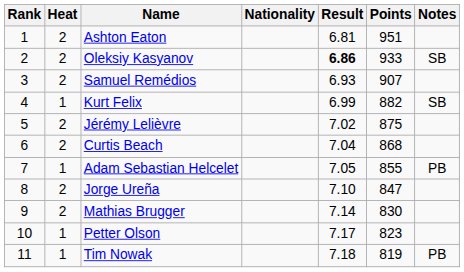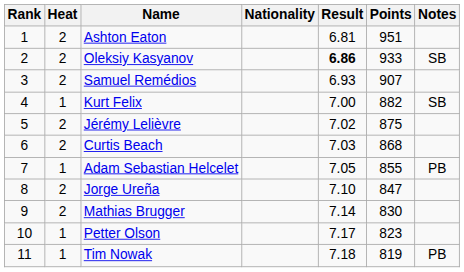(342, 102) 6.99 -> (342, 102) 7.00
(342, 146) 7.04 -> (342, 146) 7.03
